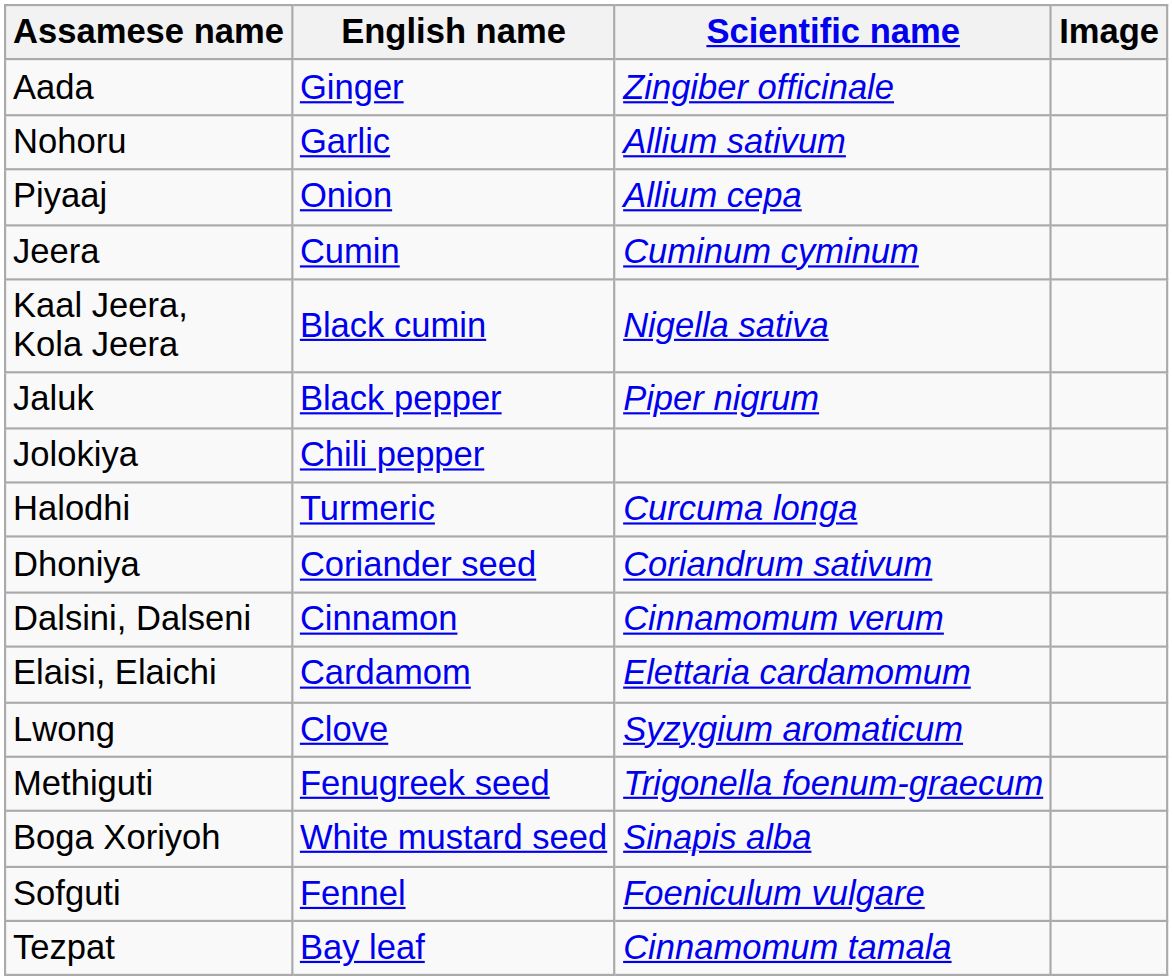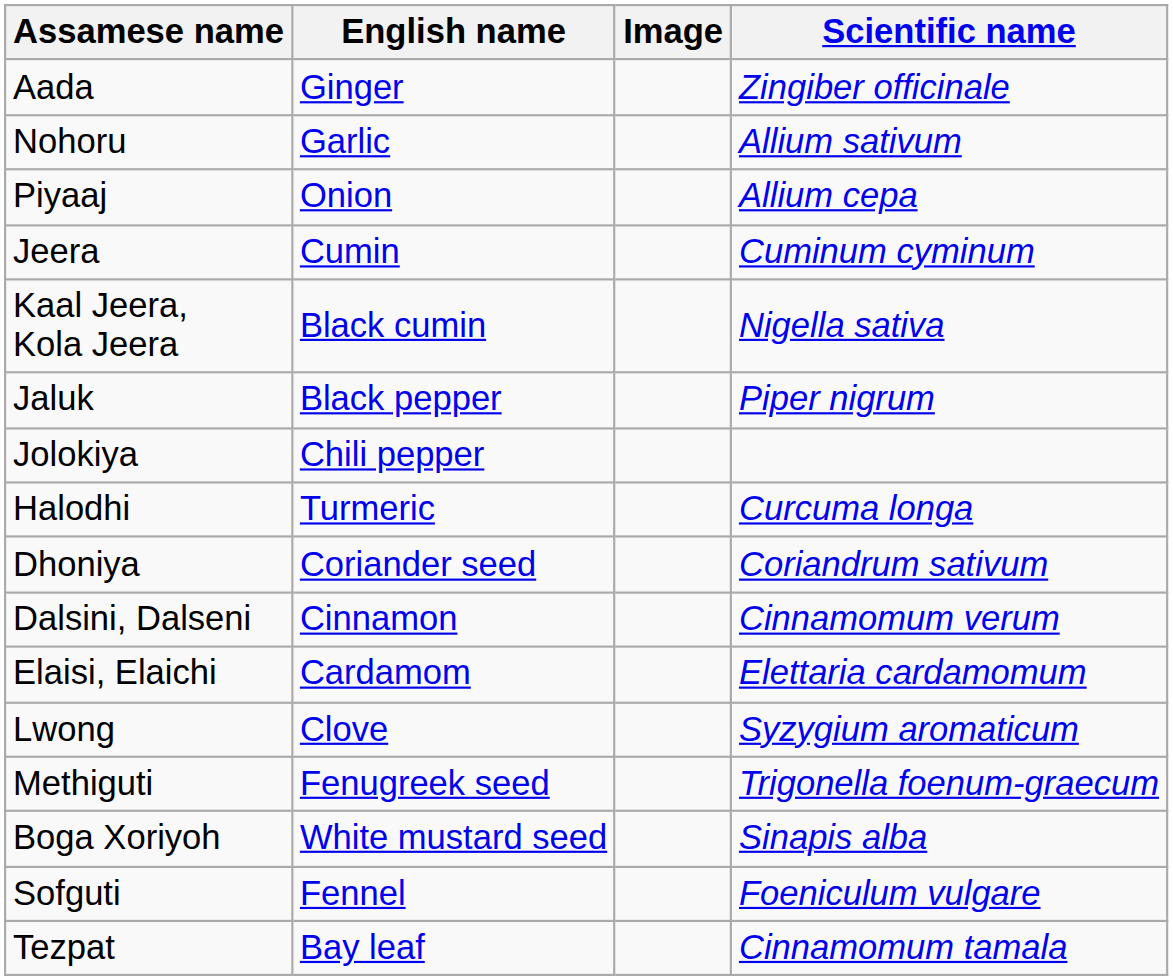columns swapped: (833, 31) <-> (1109, 31)
